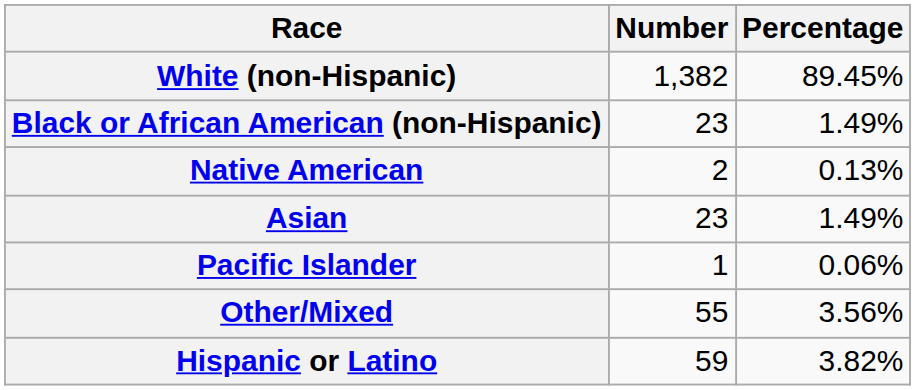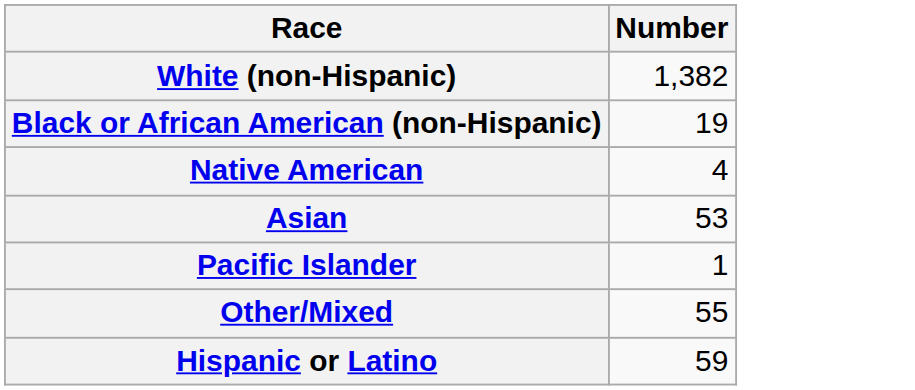- column: (823, 28)
(712, 123) 23 -> (712, 123) 19
(720, 170) 2 -> (720, 170) 4
(712, 218) 23 -> (712, 218) 53
